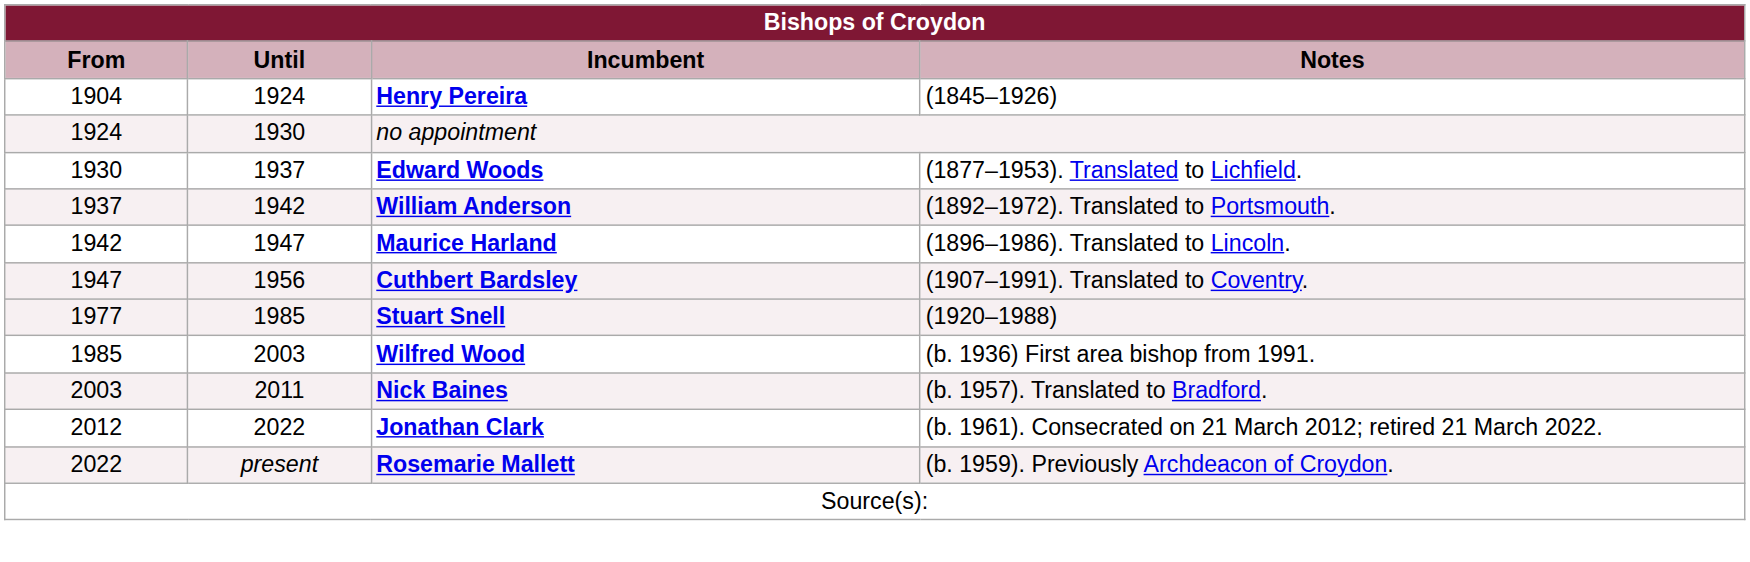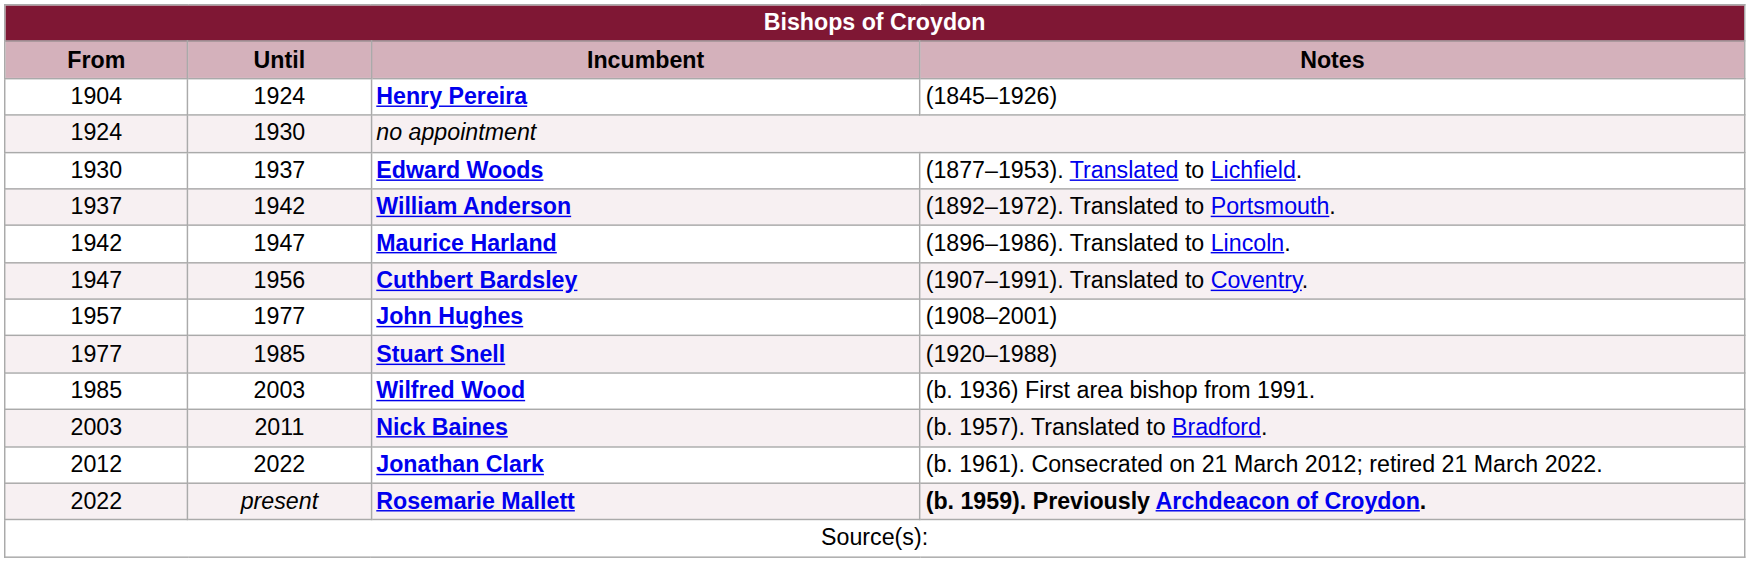+ row: (450, 317)
(1160, 464) normal -> (1176, 501) bold
